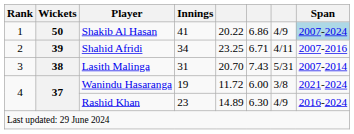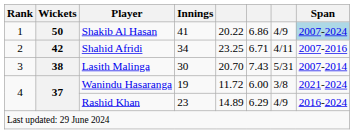(57, 48) 39 -> (57, 48) 42
(183, 66) 31 -> (183, 66) 30
(259, 102) 6.30 -> (259, 102) 6.29
